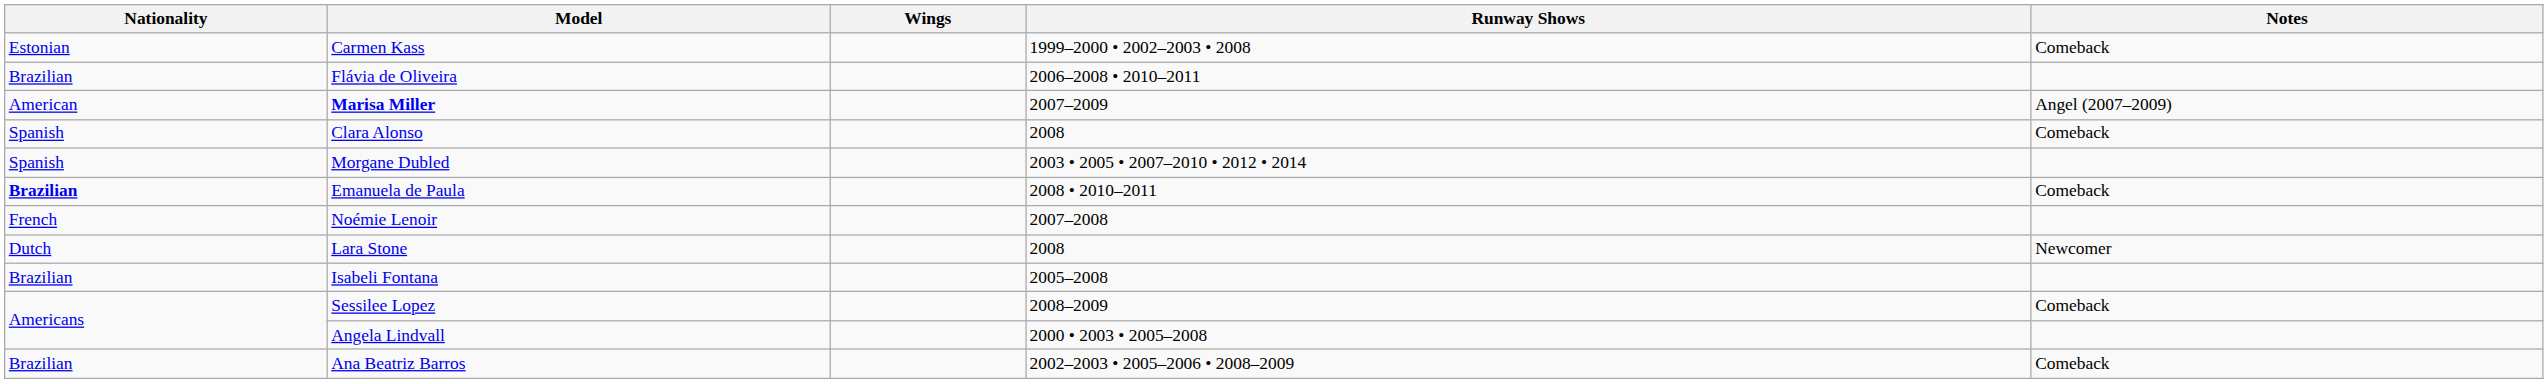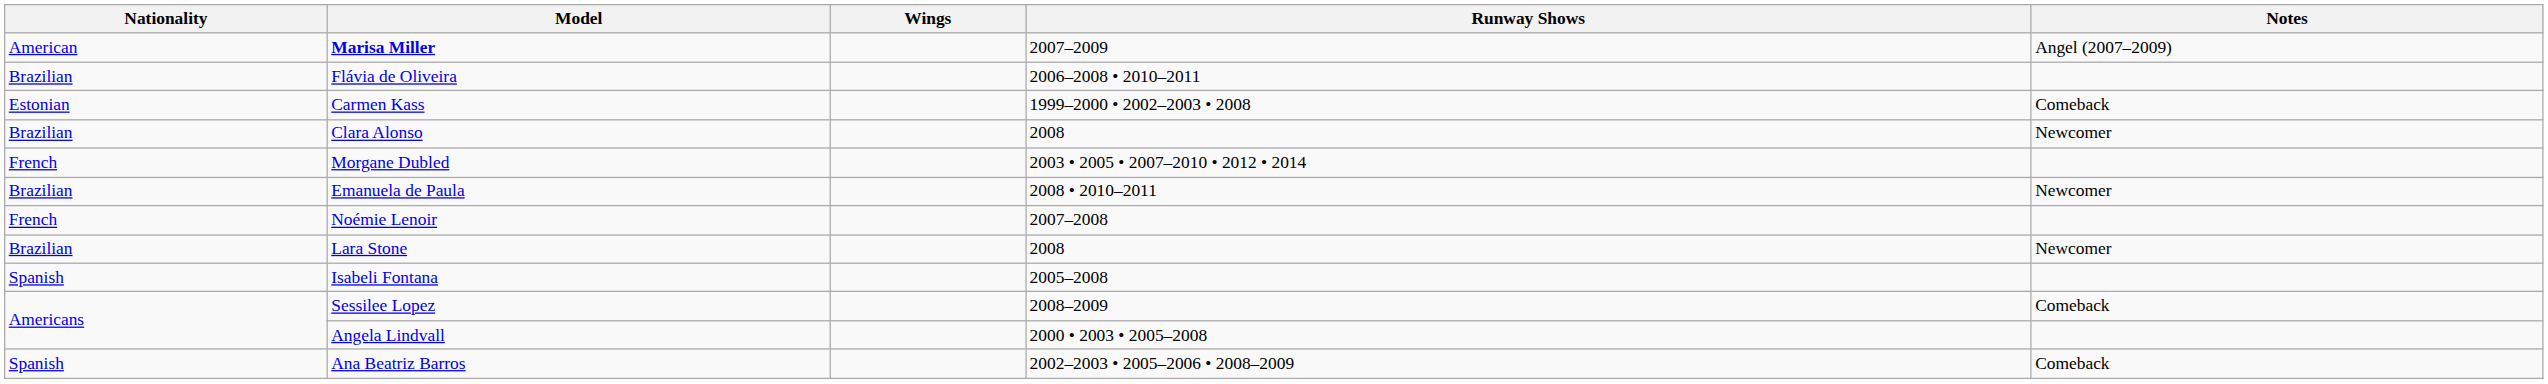rows swapped: (383, 104) <-> (378, 47)
(36, 133) Spanish -> (41, 133) Brazilian
(2072, 133) Comeback -> (2073, 133) Newcomer
(36, 162) Spanish -> (33, 162) French
(43, 190) bold -> (41, 190) normal
(2072, 190) Comeback -> (2073, 190) Newcomer
(30, 248) Dutch -> (41, 248) Brazilian
(41, 276) Brazilian -> (36, 276) Spanish
(41, 363) Brazilian -> (36, 363) Spanish
